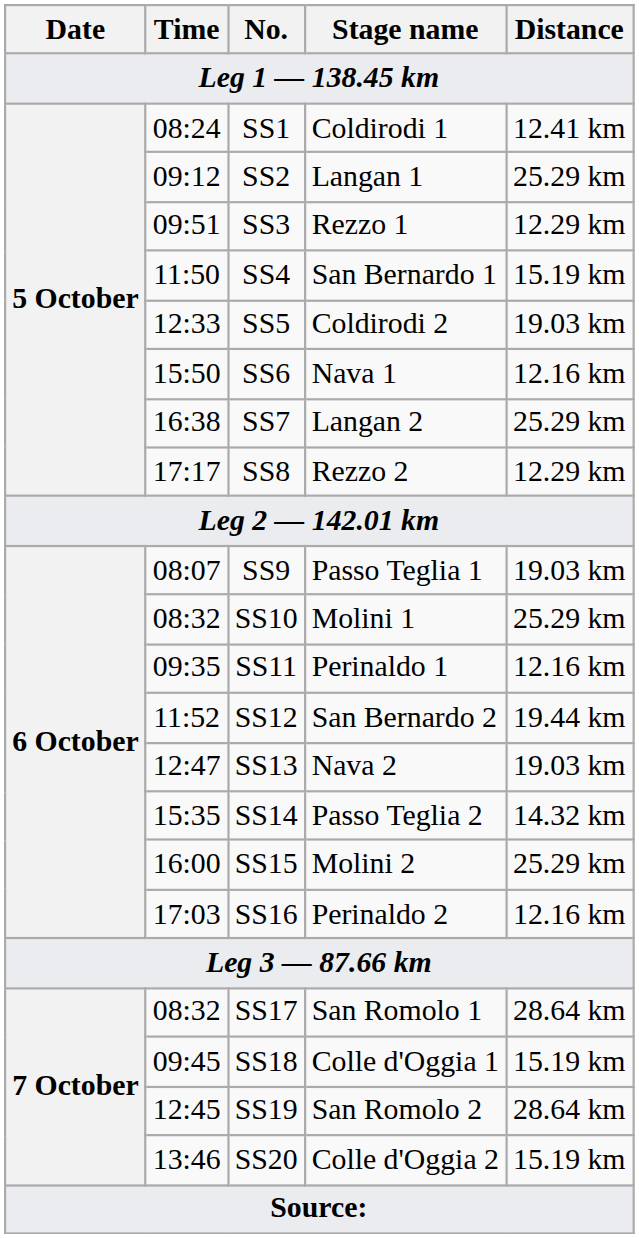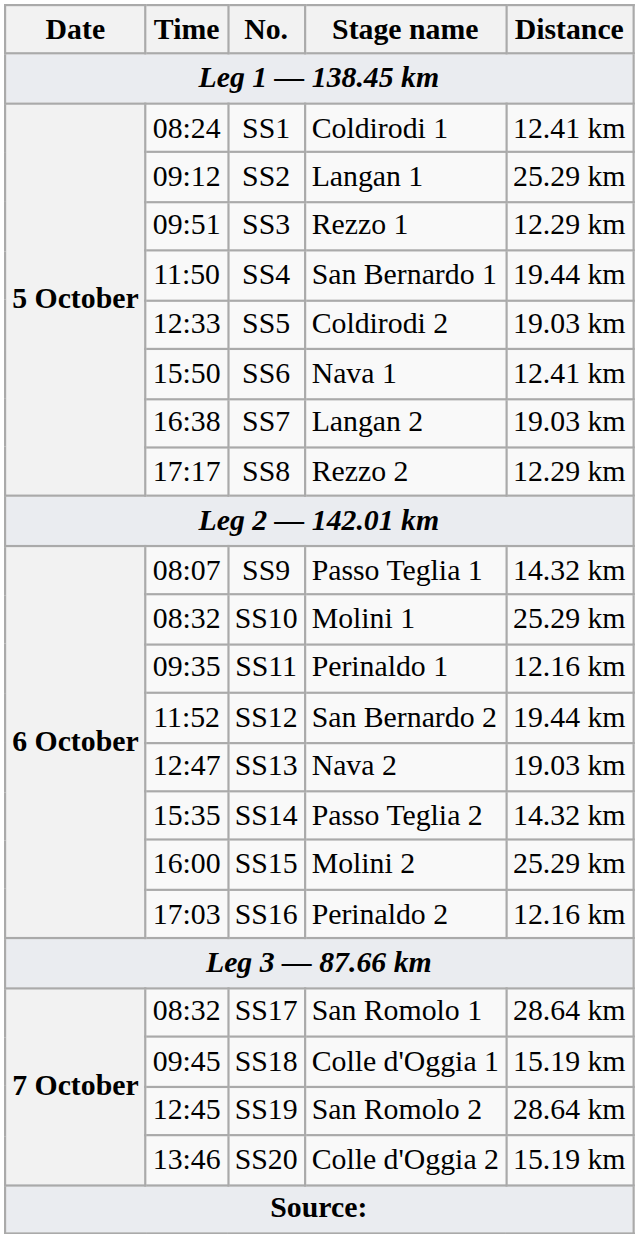(569, 274) 15.19 km -> (569, 274) 19.44 km
(569, 372) 12.16 km -> (569, 372) 12.41 km
(569, 421) 25.29 km -> (569, 421) 19.03 km
(569, 569) 19.03 km -> (569, 569) 14.32 km
